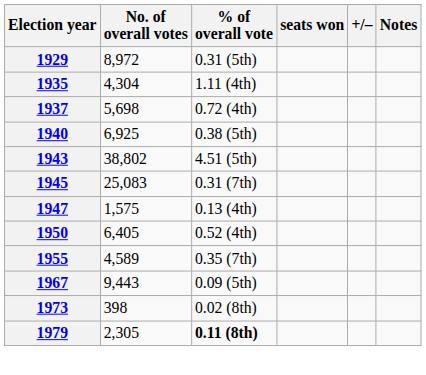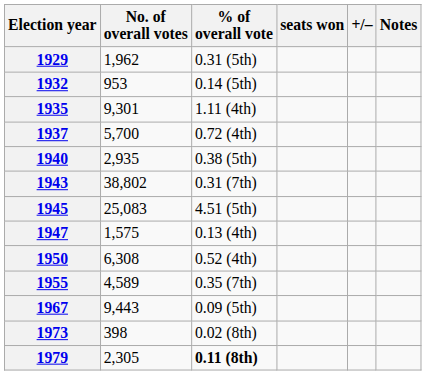(121, 59) 8,972 -> (121, 59) 1,962
+ row: (52, 84)
(121, 84) 4,304 -> (121, 109) 9,301
(121, 109) 5,698 -> (121, 134) 5,700
(121, 134) 6,925 -> (121, 158) 2,935
(226, 158) 4.51 (5th) -> (226, 183) 0.31 (7th)
(226, 183) 0.31 (7th) -> (226, 208) 4.51 (5th)
(121, 233) 6,405 -> (121, 258) 6,308
